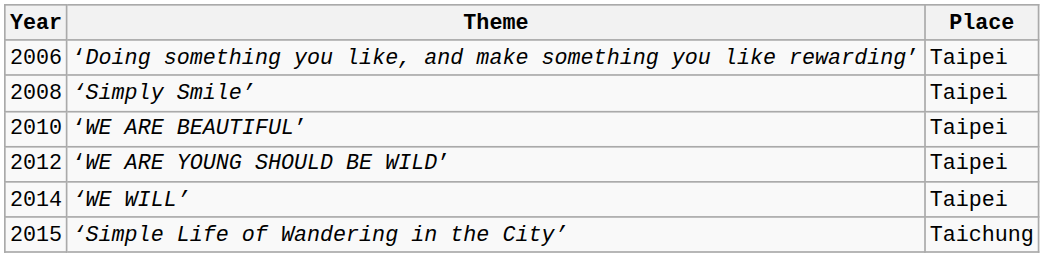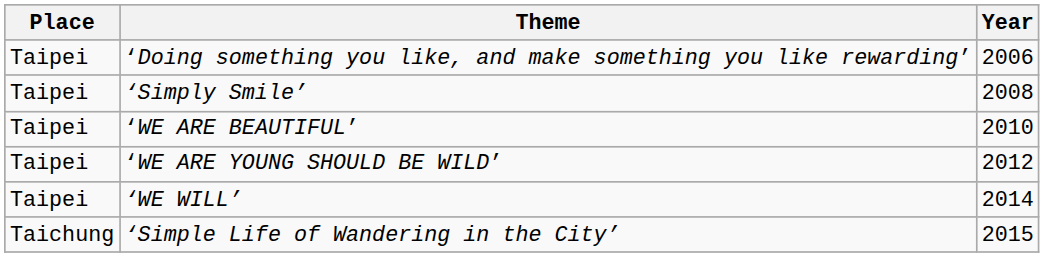columns swapped: (36, 23) <-> (982, 23)
